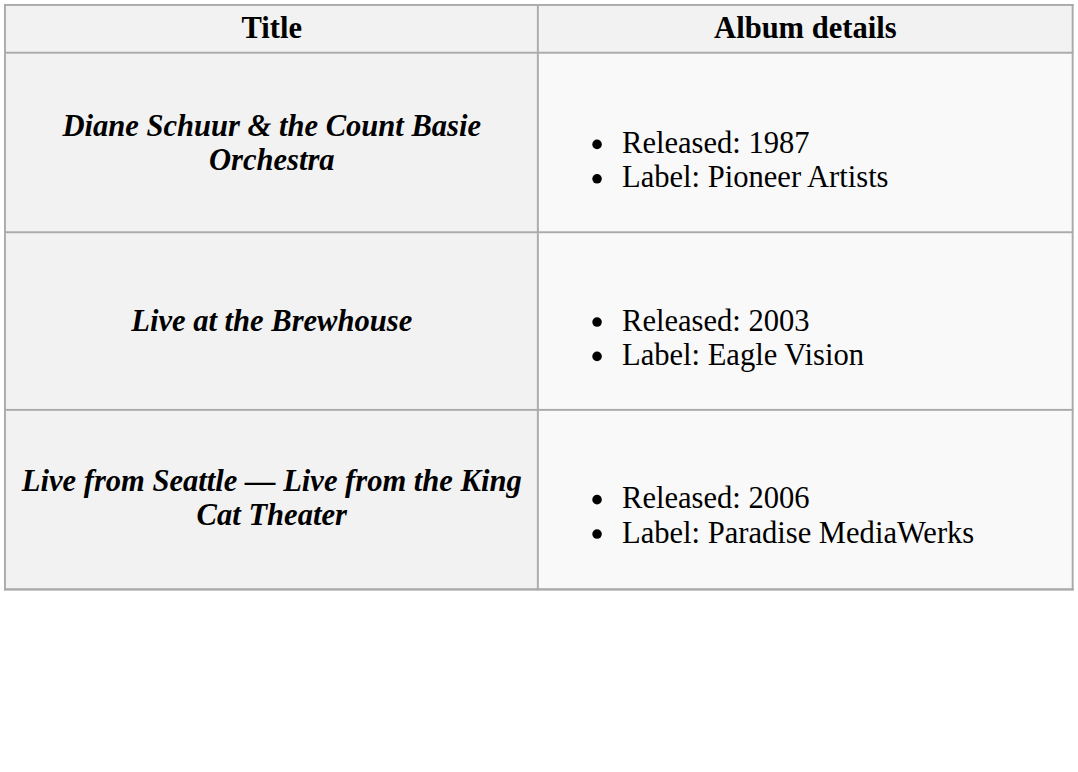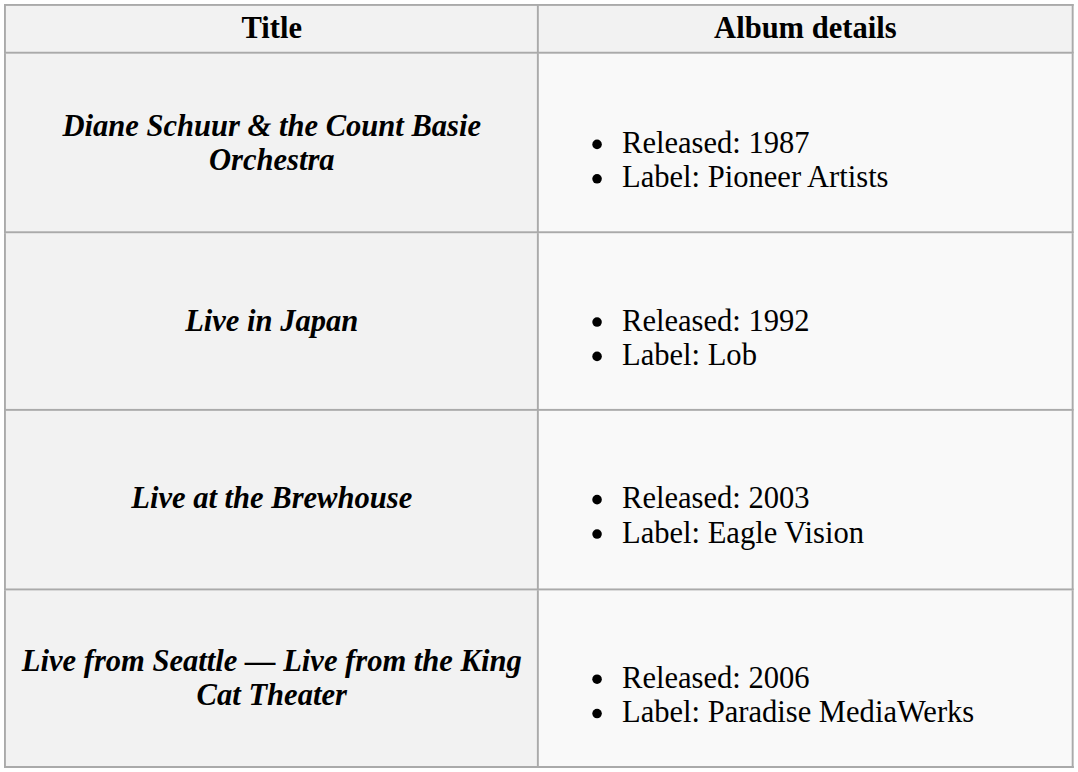+ row: (272, 320)
